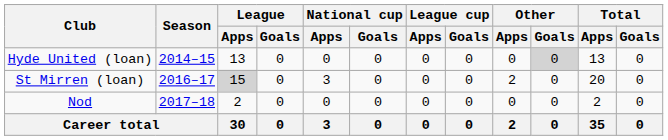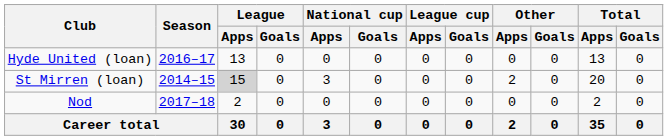(187, 59) 2014–15 -> (187, 59) 2016–17
(555, 59) lightgrey background -> (555, 59) no background
(187, 81) 2016–17 -> (187, 81) 2014–15
